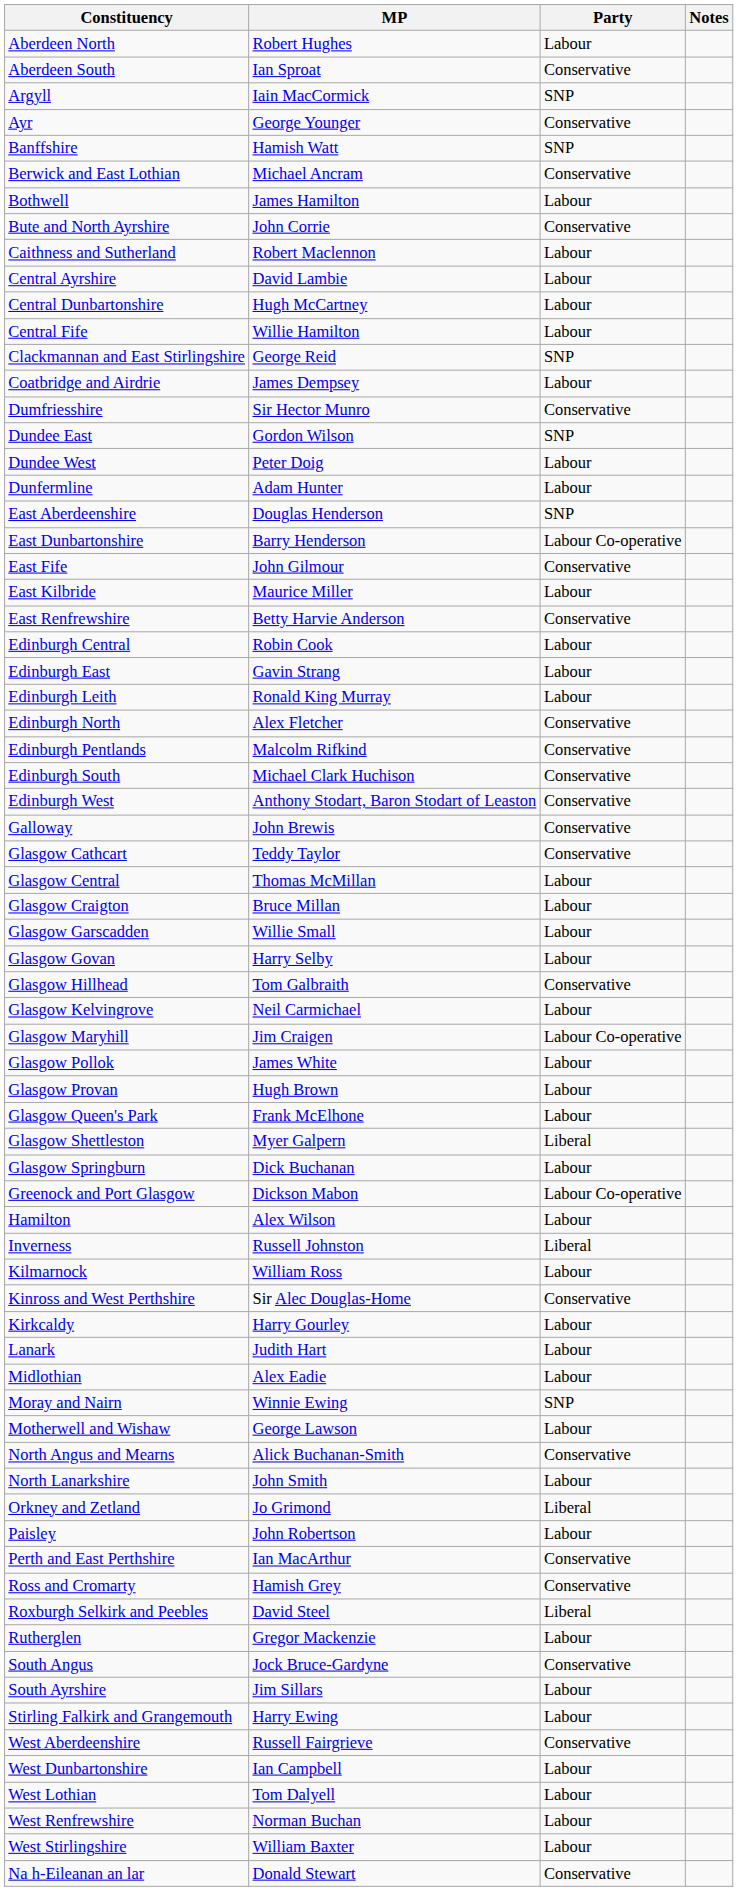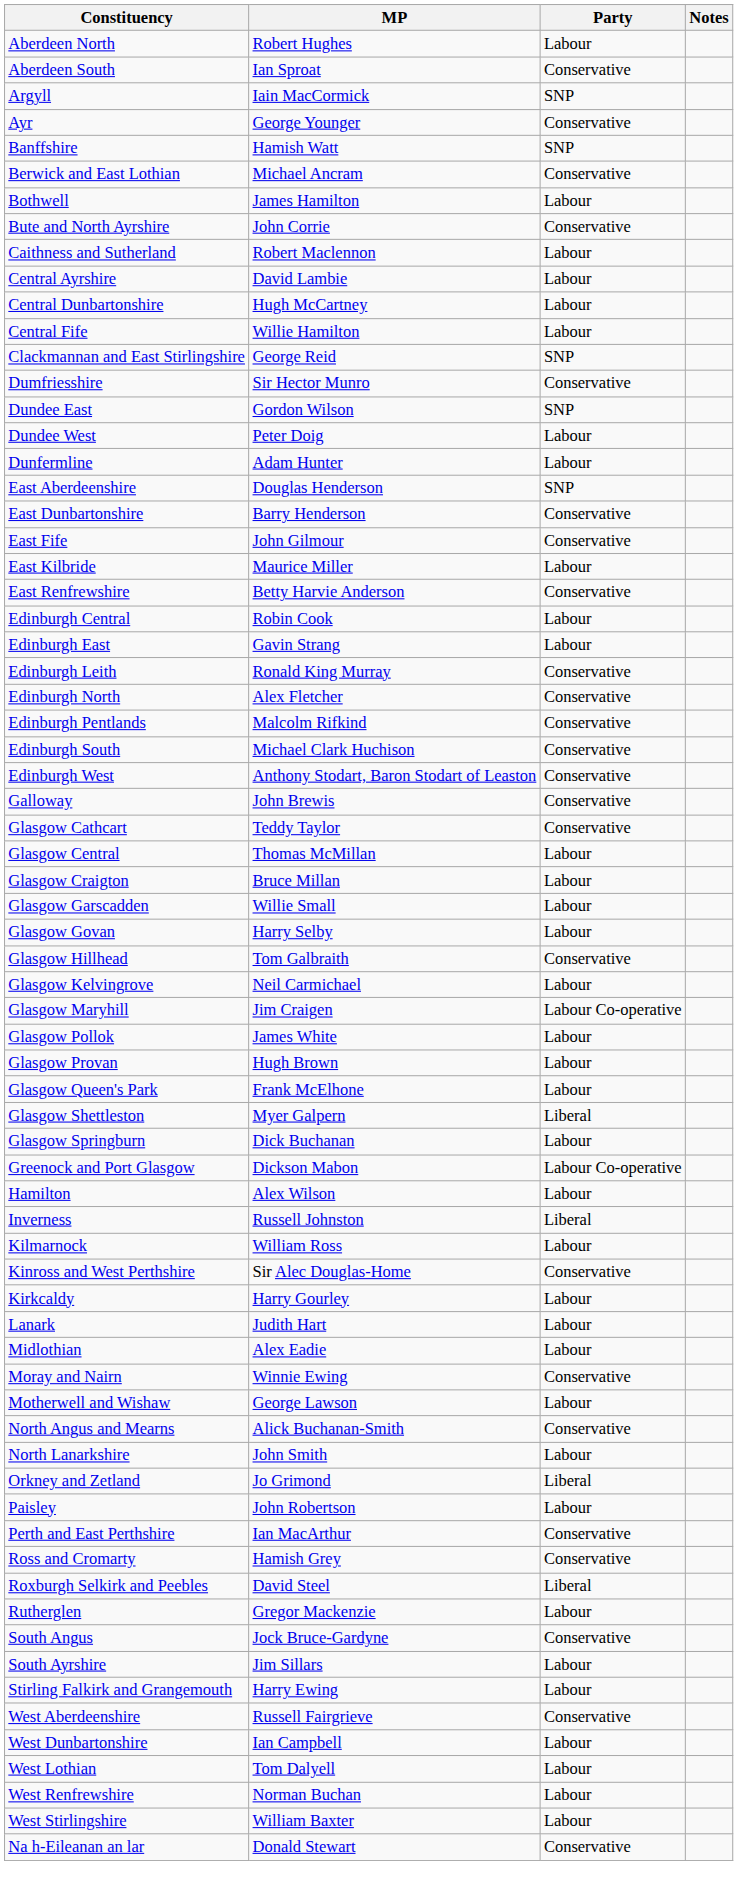- row: (84, 383)
(613, 540) Labour Co-operative -> (587, 514) Conservative
(568, 697) Labour -> (587, 670) Conservative
(559, 1402) SNP -> (587, 1376) Conservative
